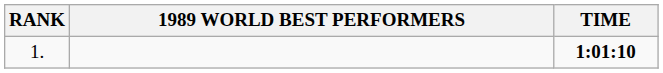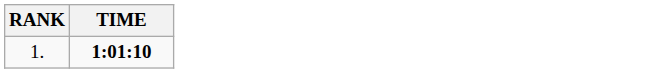- column: (312, 20)
